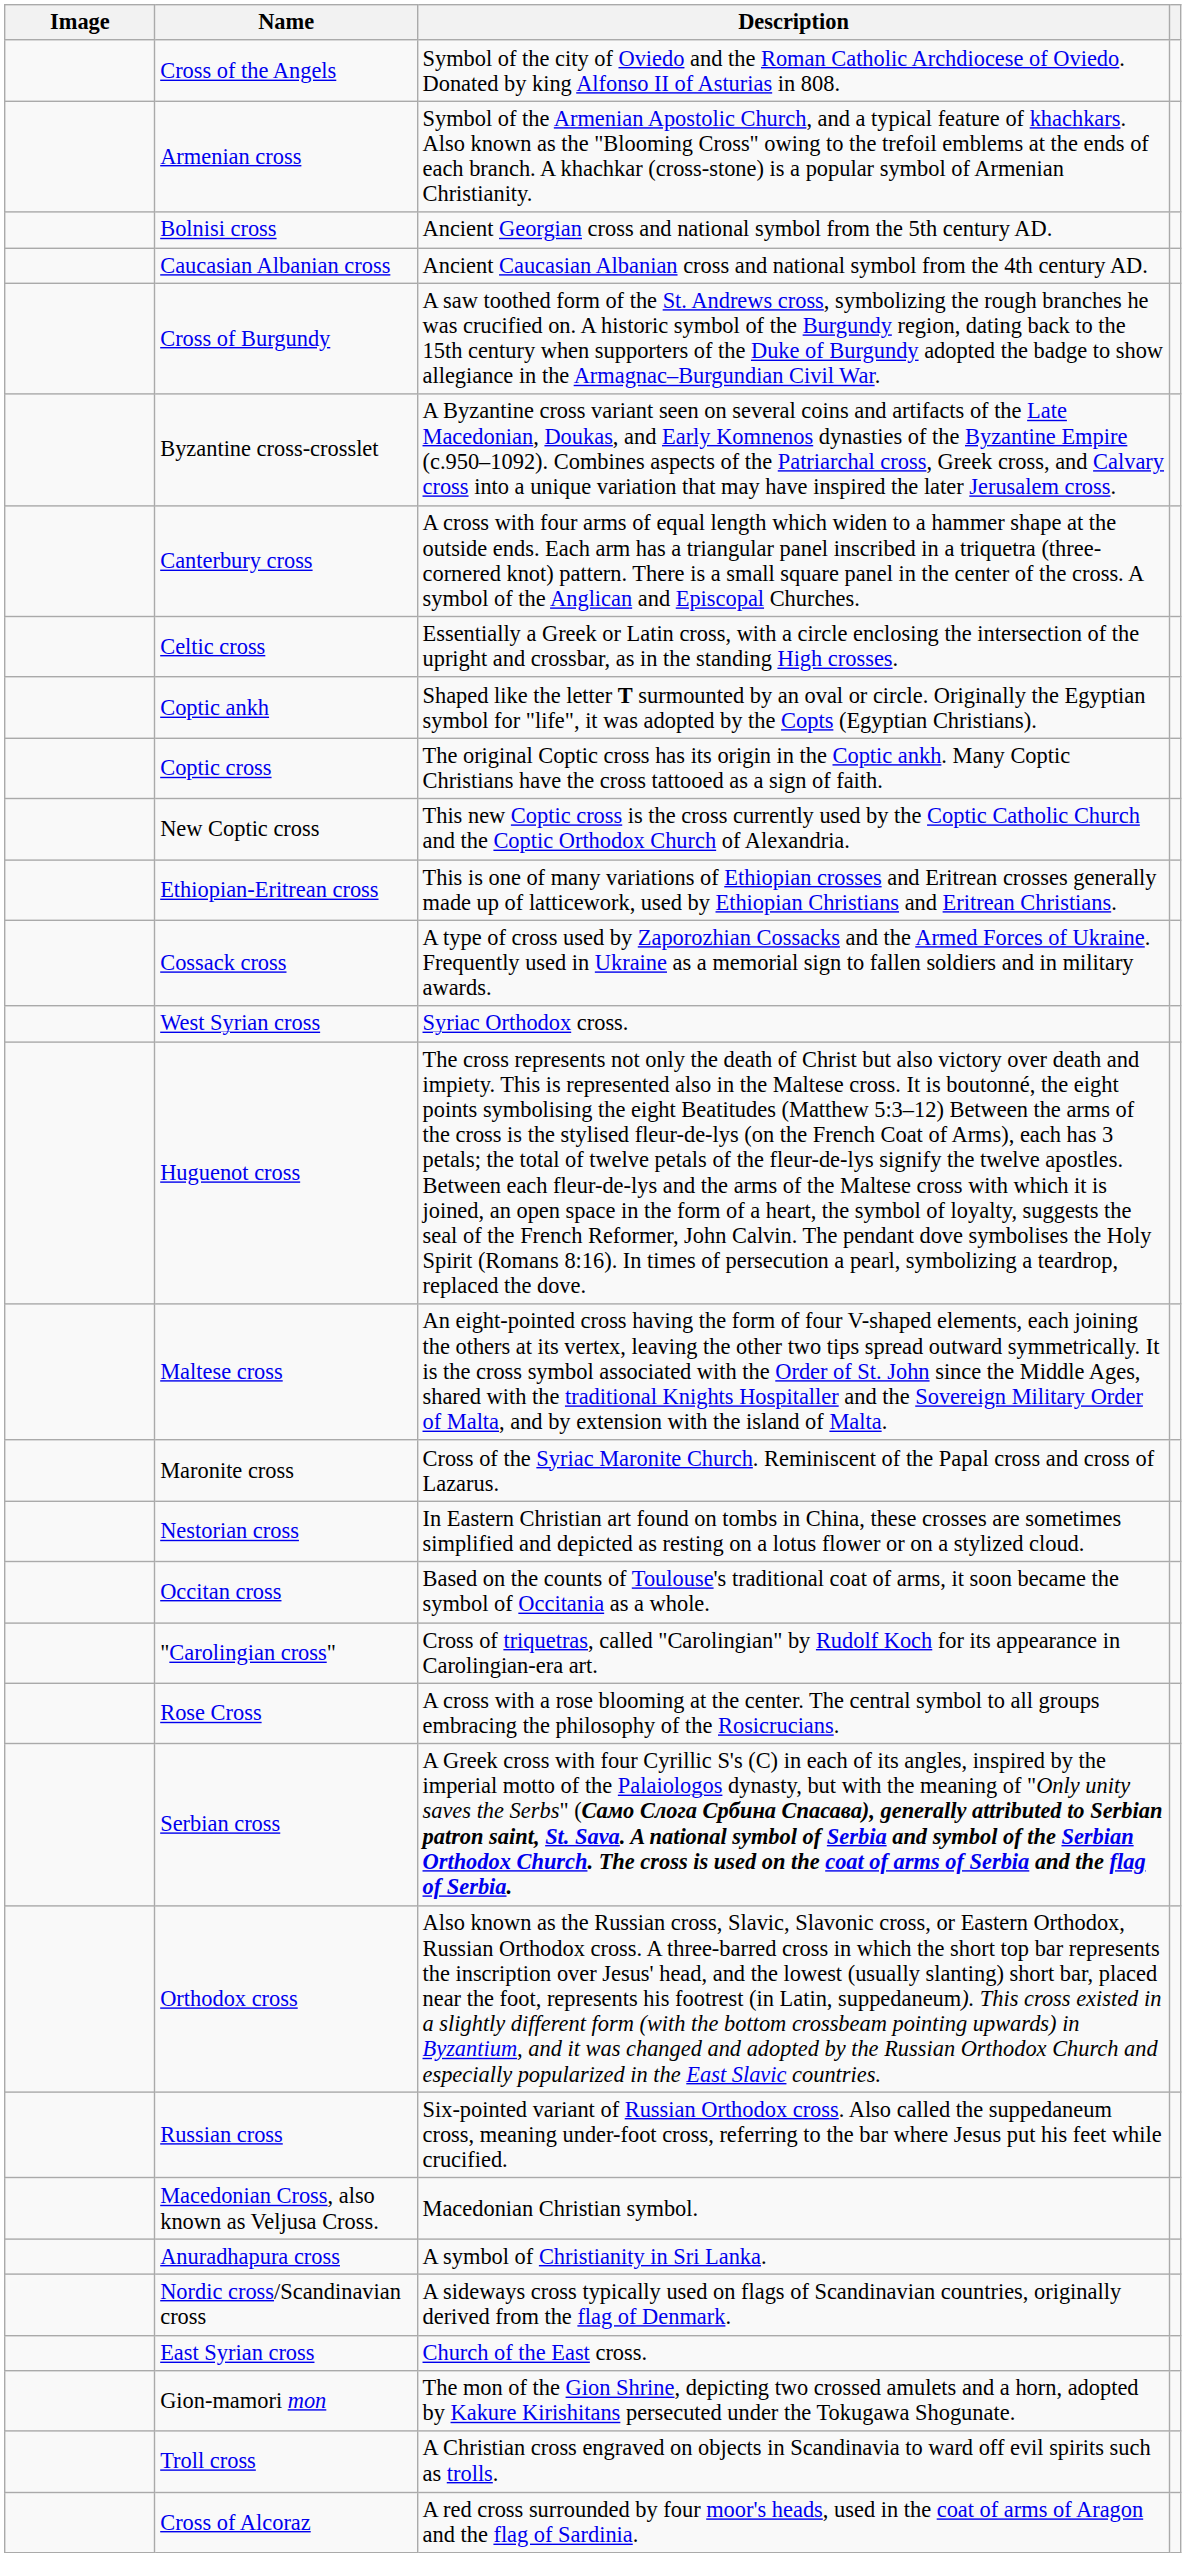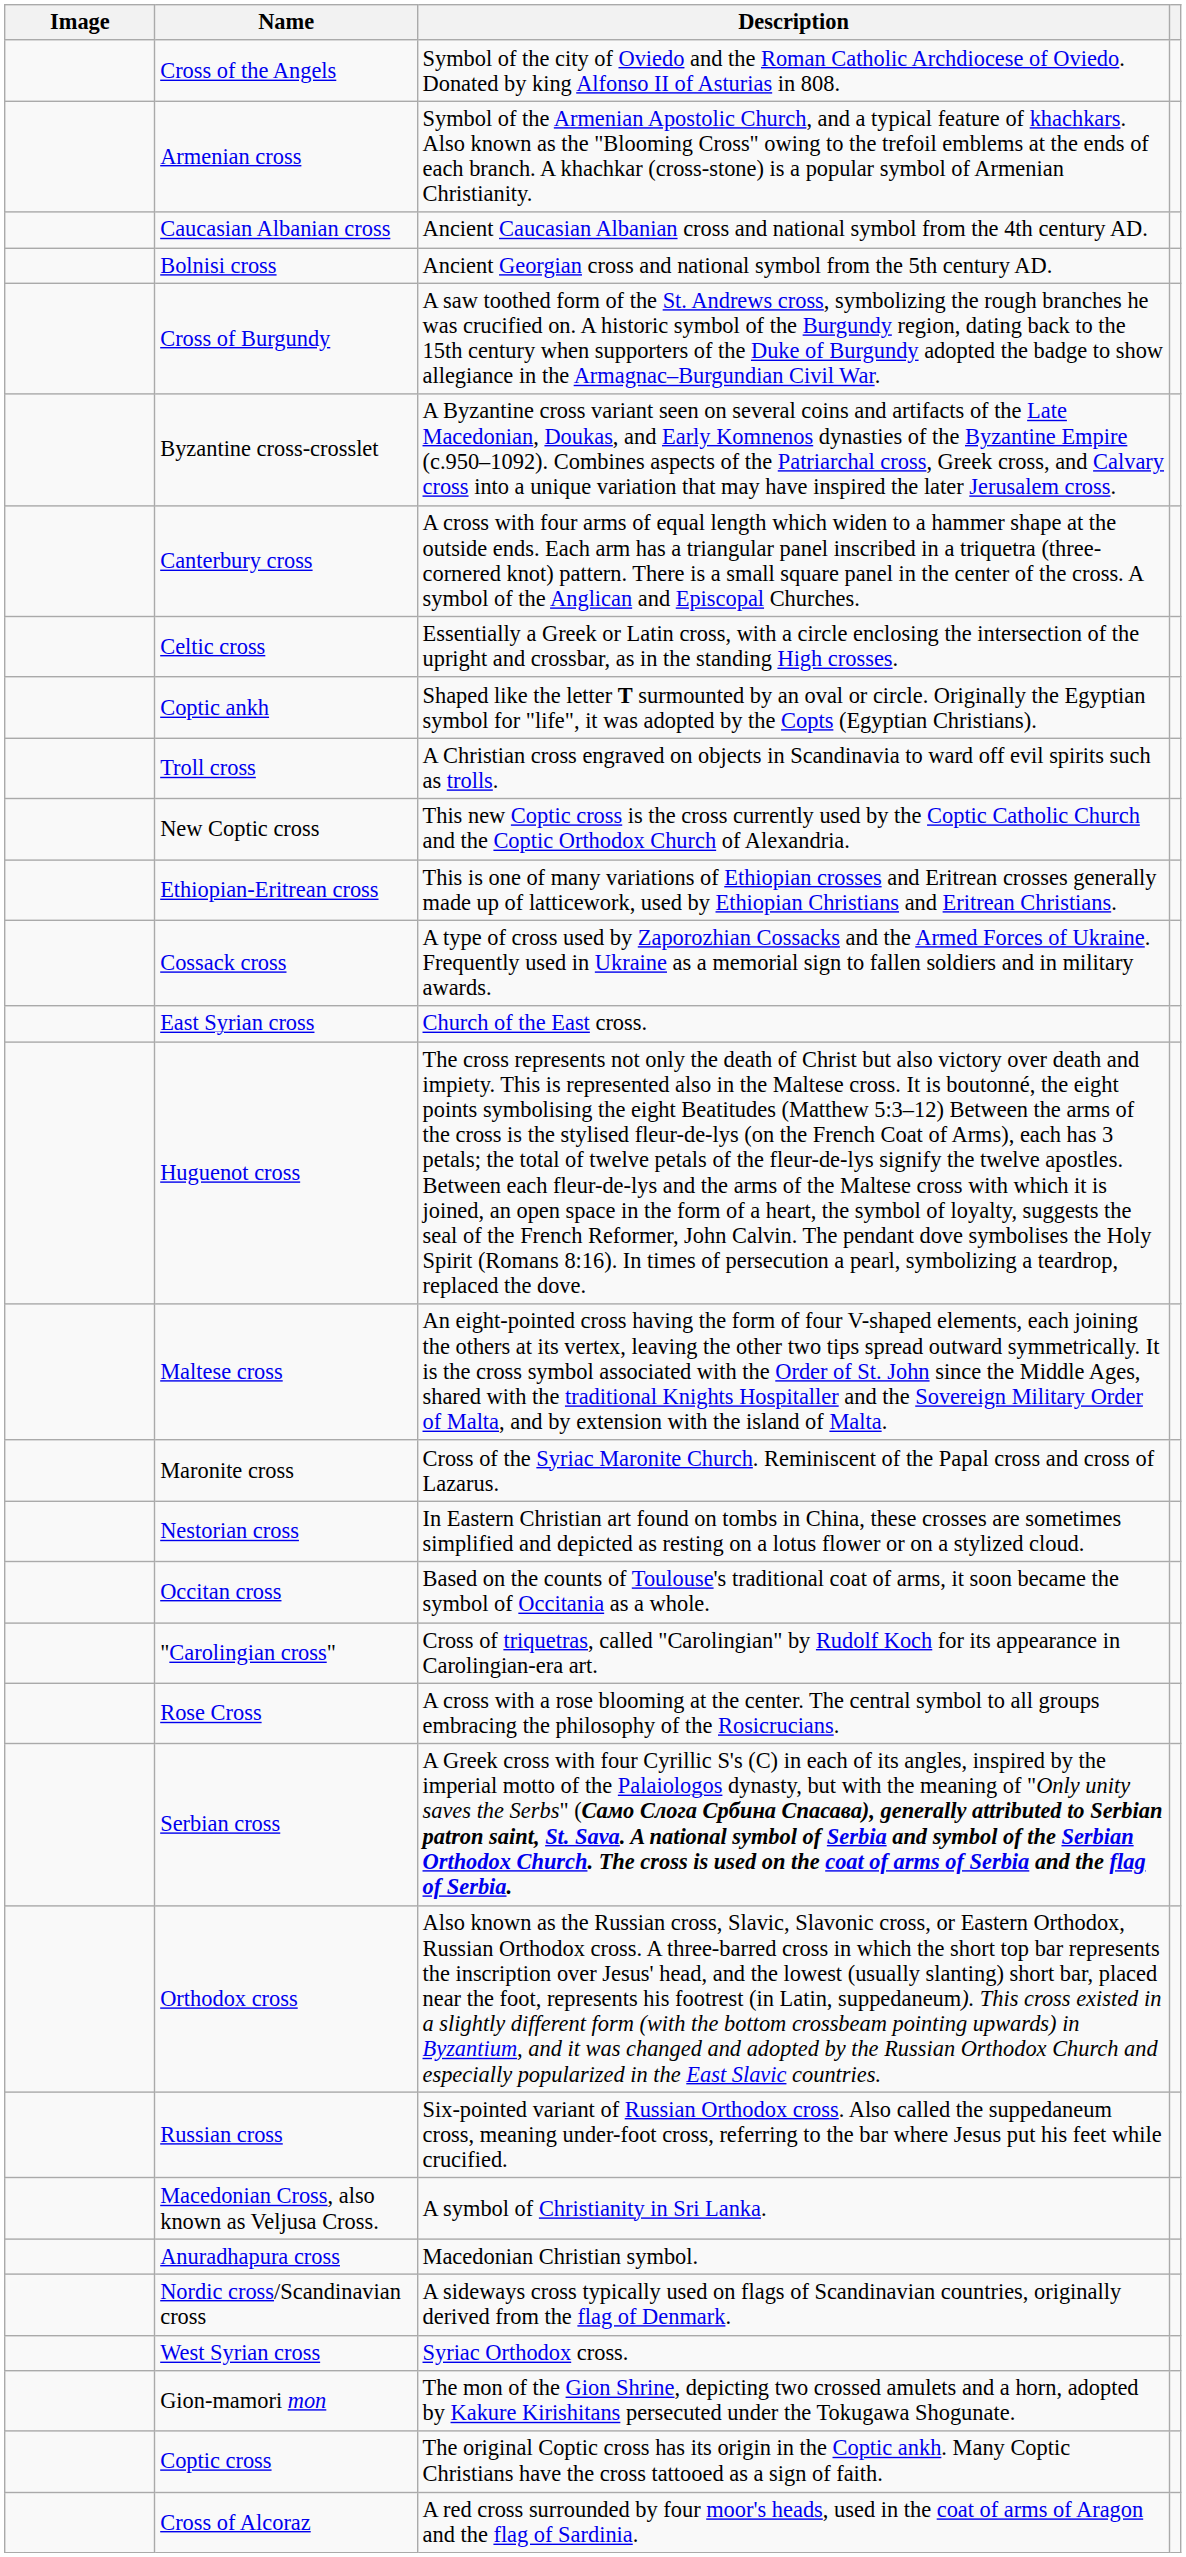rows swapped: (218, 229) <-> (275, 265)
rows swapped: (216, 768) <-> (208, 2461)
rows swapped: (237, 2352) <-> (240, 1023)
(560, 2208) Macedonian Christian symbol. -> (595, 2208) A symbol of Christianity in Sri Lanka.
(595, 2256) A symbol of Christianity in Sri Lanka. -> (560, 2256) Macedonian Christian symbol.
